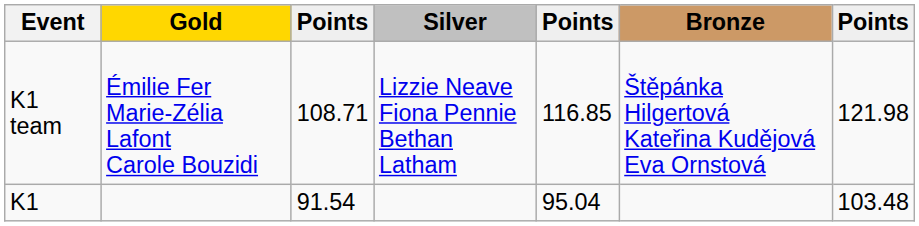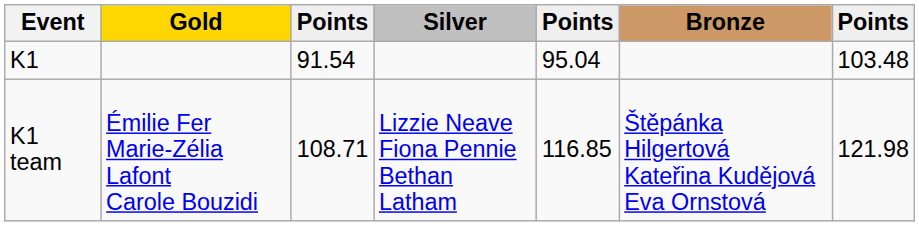rows swapped: (24, 202) <-> (36, 112)
